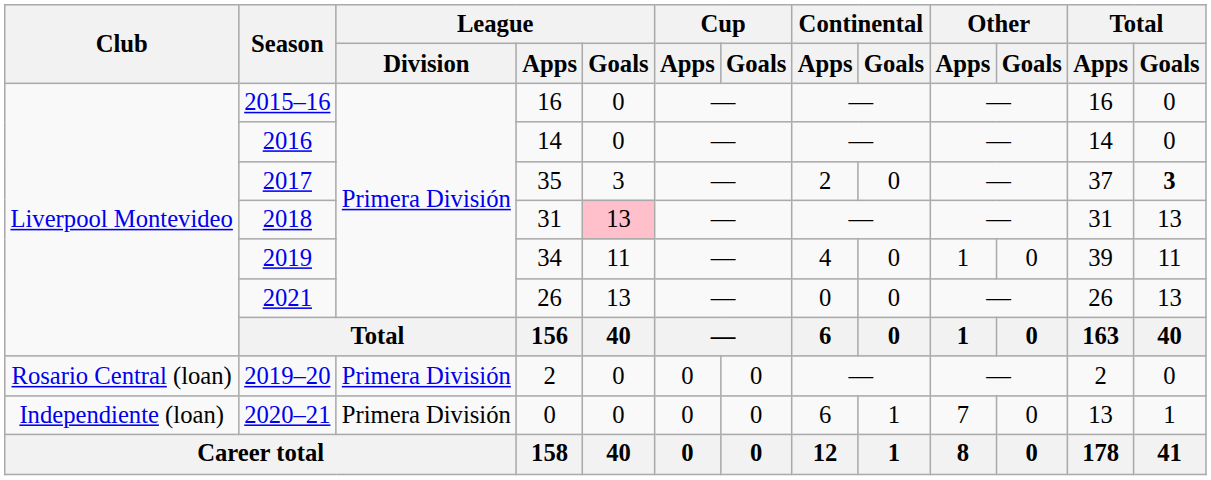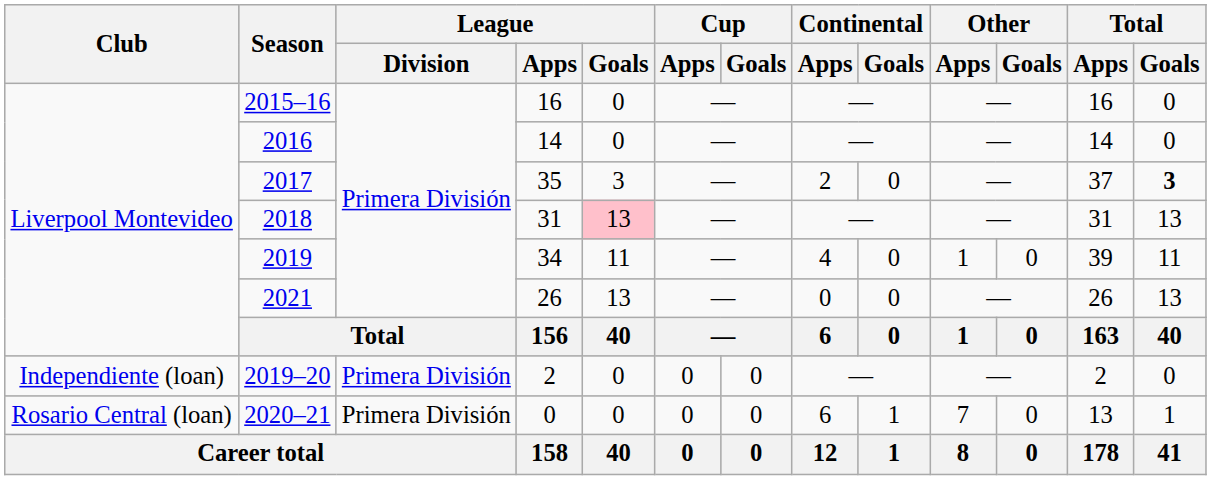(122, 375) Rosario Central (loan) -> (122, 375) Independiente (loan)
(122, 414) Independiente (loan) -> (122, 414) Rosario Central (loan)
